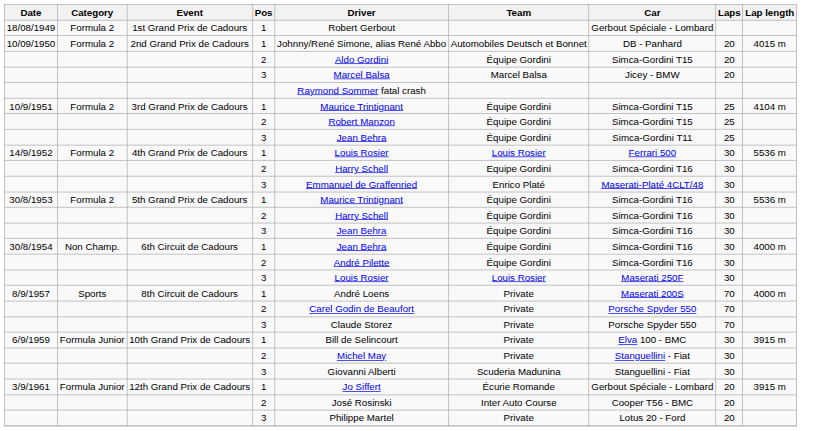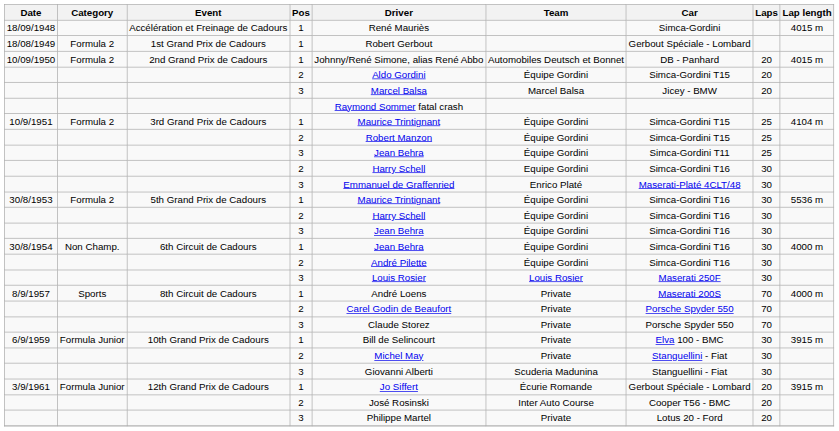+ row: (31, 28)
- row: (31, 153)
